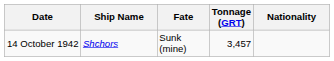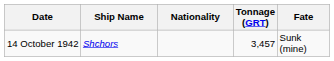columns swapped: (291, 17) <-> (183, 17)
